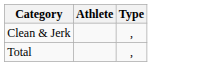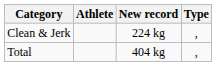+ column: (149, 14)
